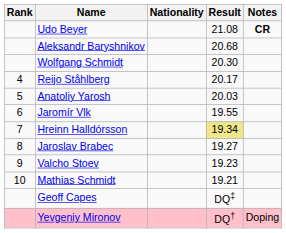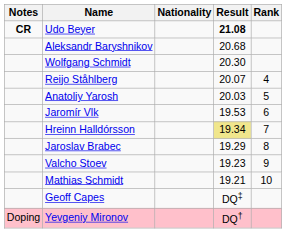columns swapped: (20, 12) <-> (262, 12)
(225, 29) normal -> (232, 29) bold
(225, 79) 20.17 -> (232, 79) 20.07
(225, 113) 19.55 -> (232, 113) 19.53
(225, 146) 19.27 -> (232, 146) 19.29
